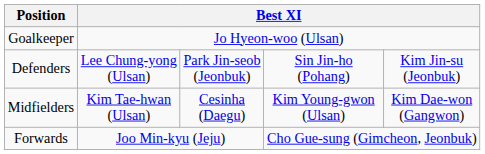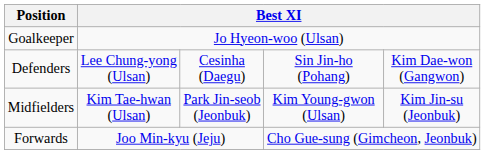(222, 68) Park Jin-seob (Jeonbuk) -> (222, 68) Cesinha (Daegu)
(432, 68) Kim Jin-su (Jeonbuk) -> (432, 68) Kim Dae-won (Gangwon)
(222, 107) Cesinha (Daegu) -> (222, 107) Park Jin-seob (Jeonbuk)
(432, 107) Kim Dae-won (Gangwon) -> (432, 107) Kim Jin-su (Jeonbuk)
